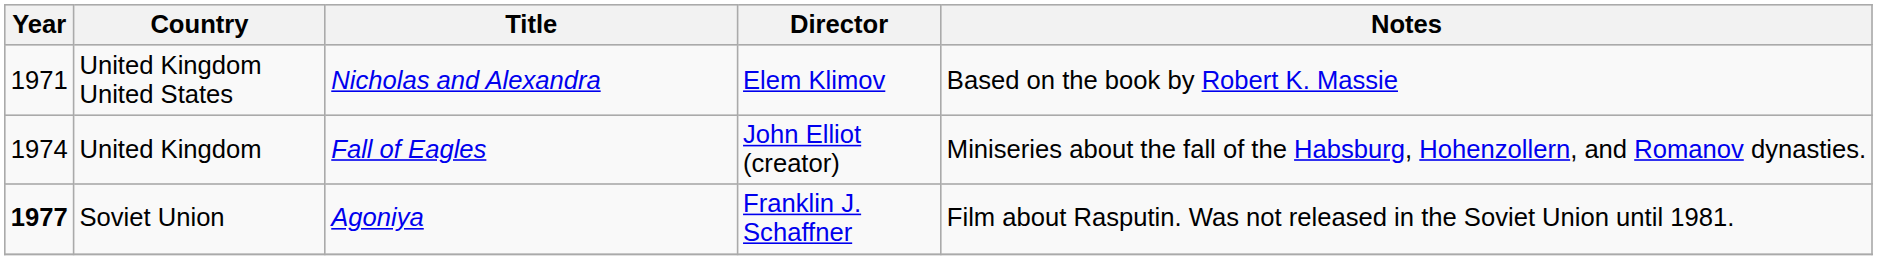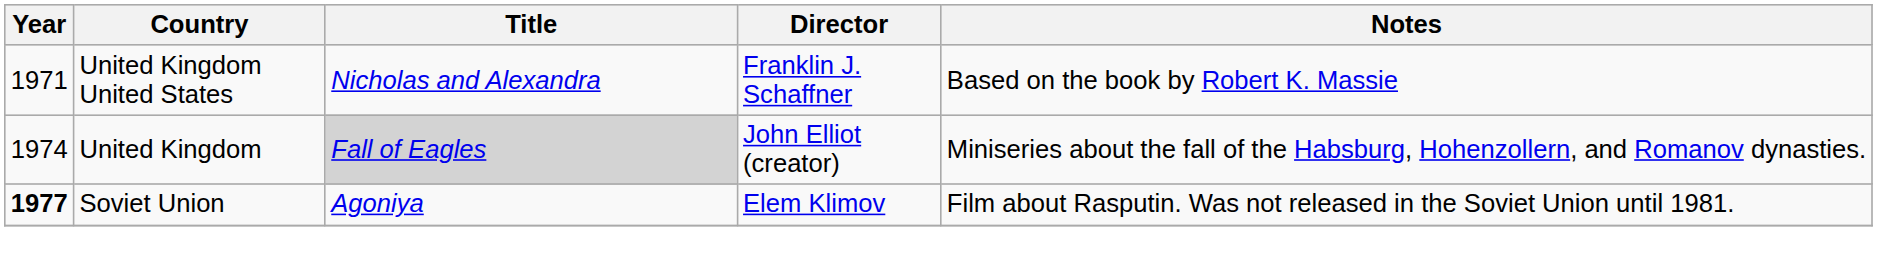(814, 79) Elem Klimov -> (802, 79) Franklin J. Schaffner
(409, 149) no background -> (409, 149) lightgrey background
(802, 218) Franklin J. Schaffner -> (814, 204) Elem Klimov
